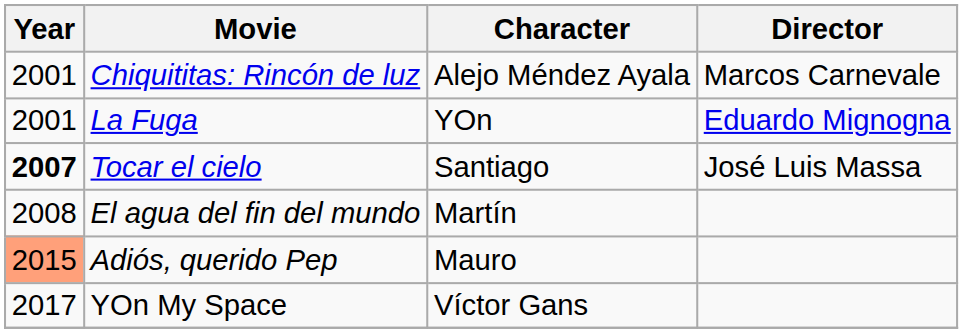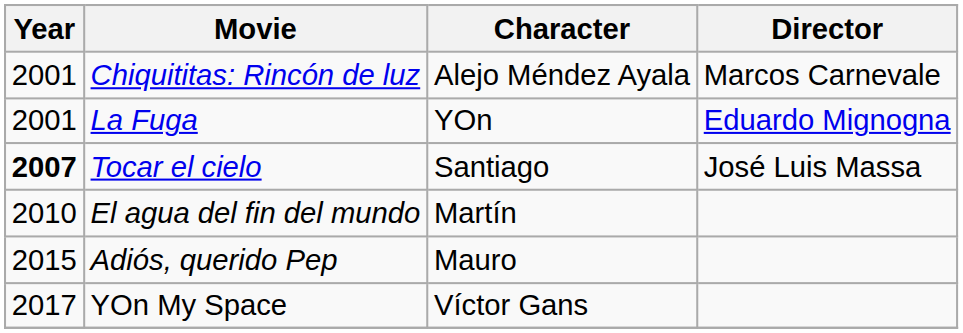(44, 213) 2008 -> (44, 213) 2010
(44, 259) lightsalmon background -> (44, 259) no background
